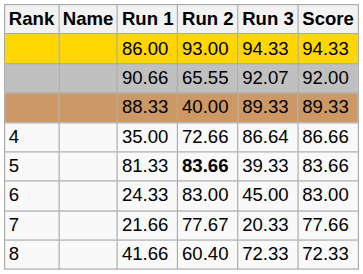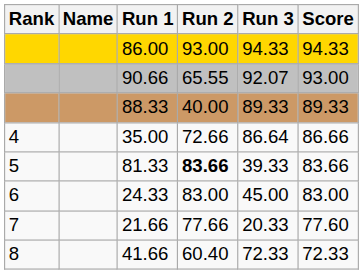(325, 78) 92.00 -> (325, 78) 93.00
(205, 225) 77.67 -> (205, 225) 77.66
(325, 225) 77.66 -> (325, 225) 77.60
